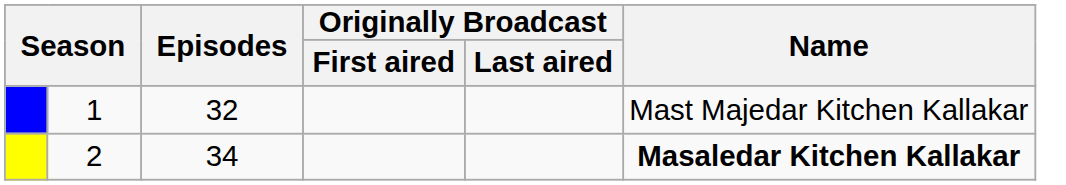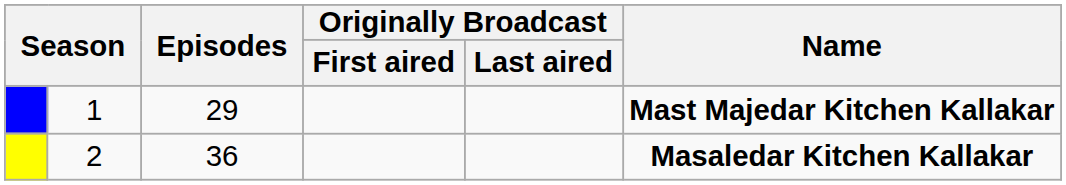(222, 109) 32 -> (222, 109) 29
(829, 109) normal -> (842, 109) bold
(222, 156) 34 -> (222, 156) 36
